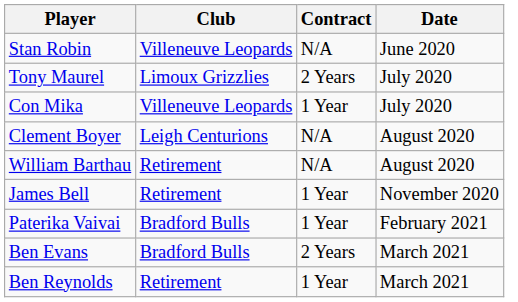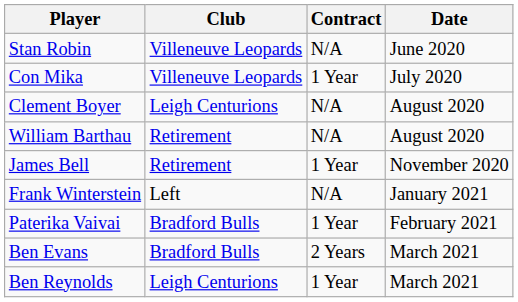- row: (56, 77)
+ row: (75, 194)
(181, 281) Retirement -> (214, 281) Leigh Centurions
